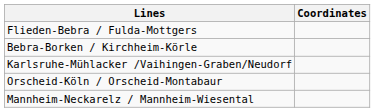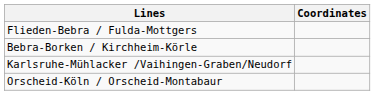- row: (131, 99)
